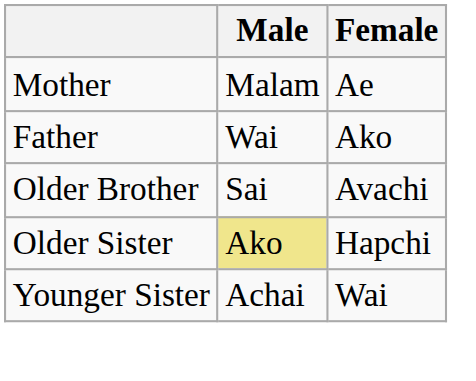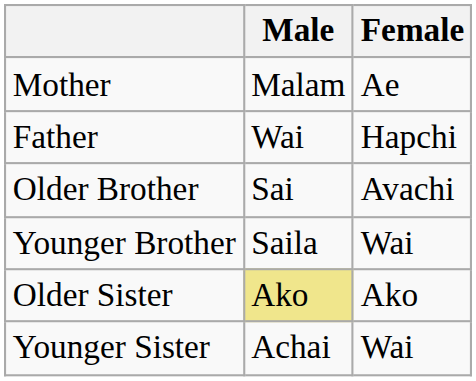(364, 136) Ako -> (409, 136) Hapchi
+ row: (124, 242)
(383, 242) Hapchi -> (389, 294) Ako
